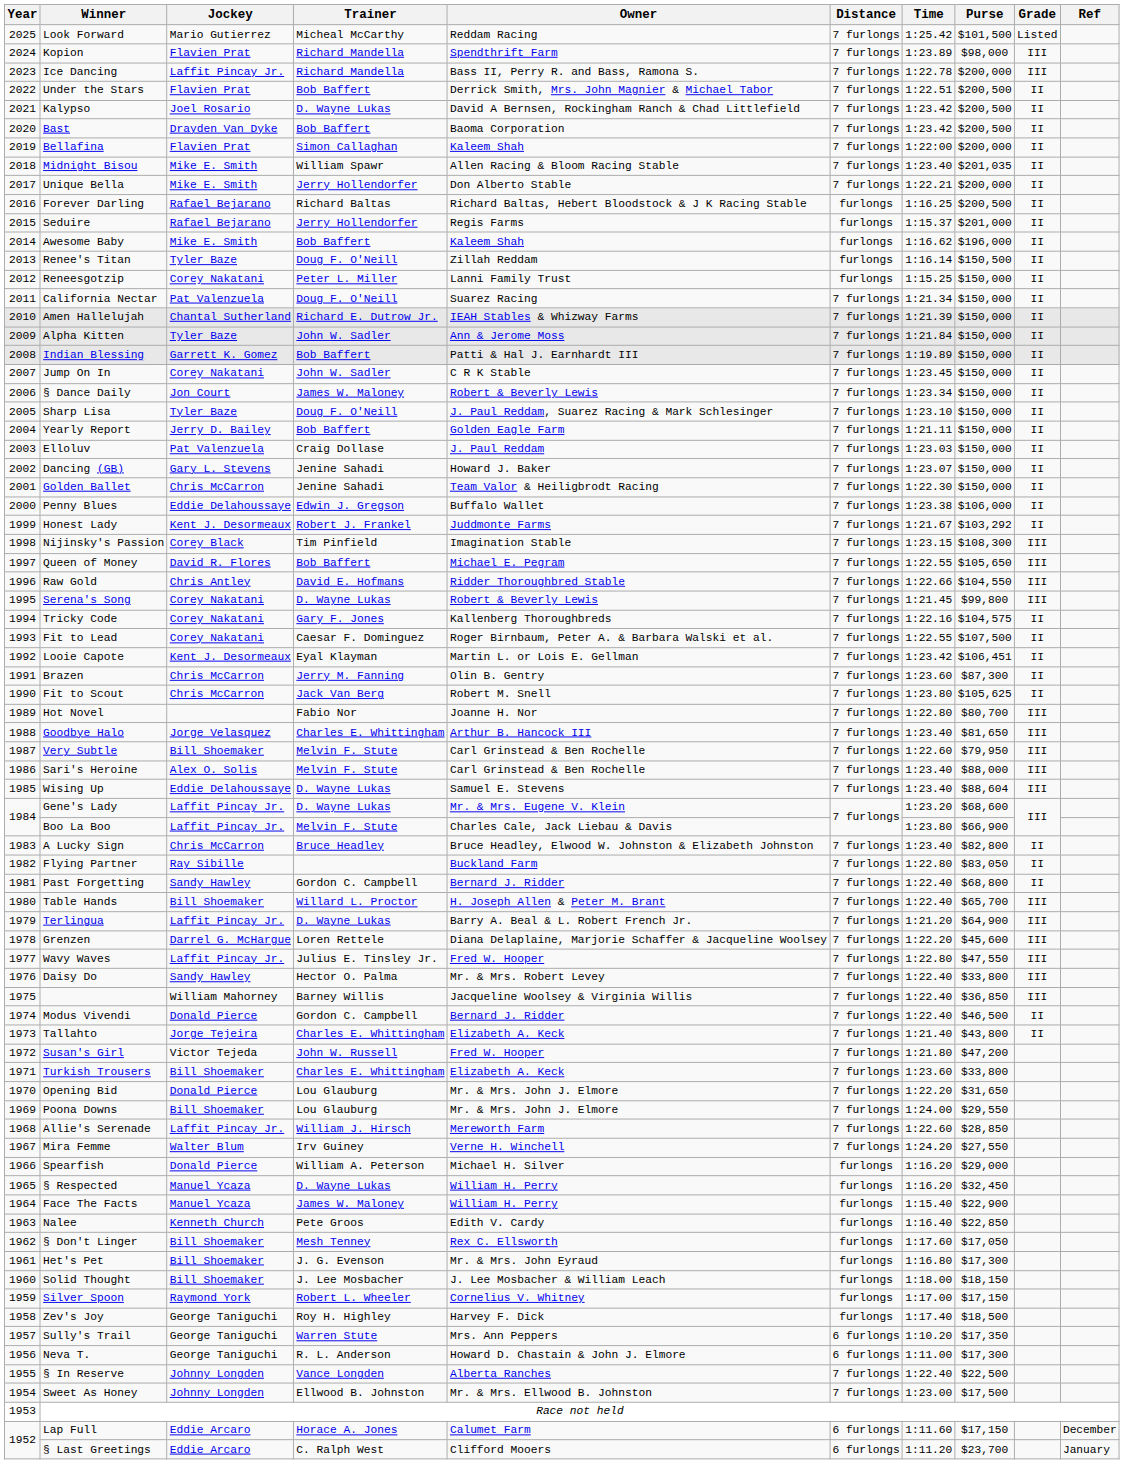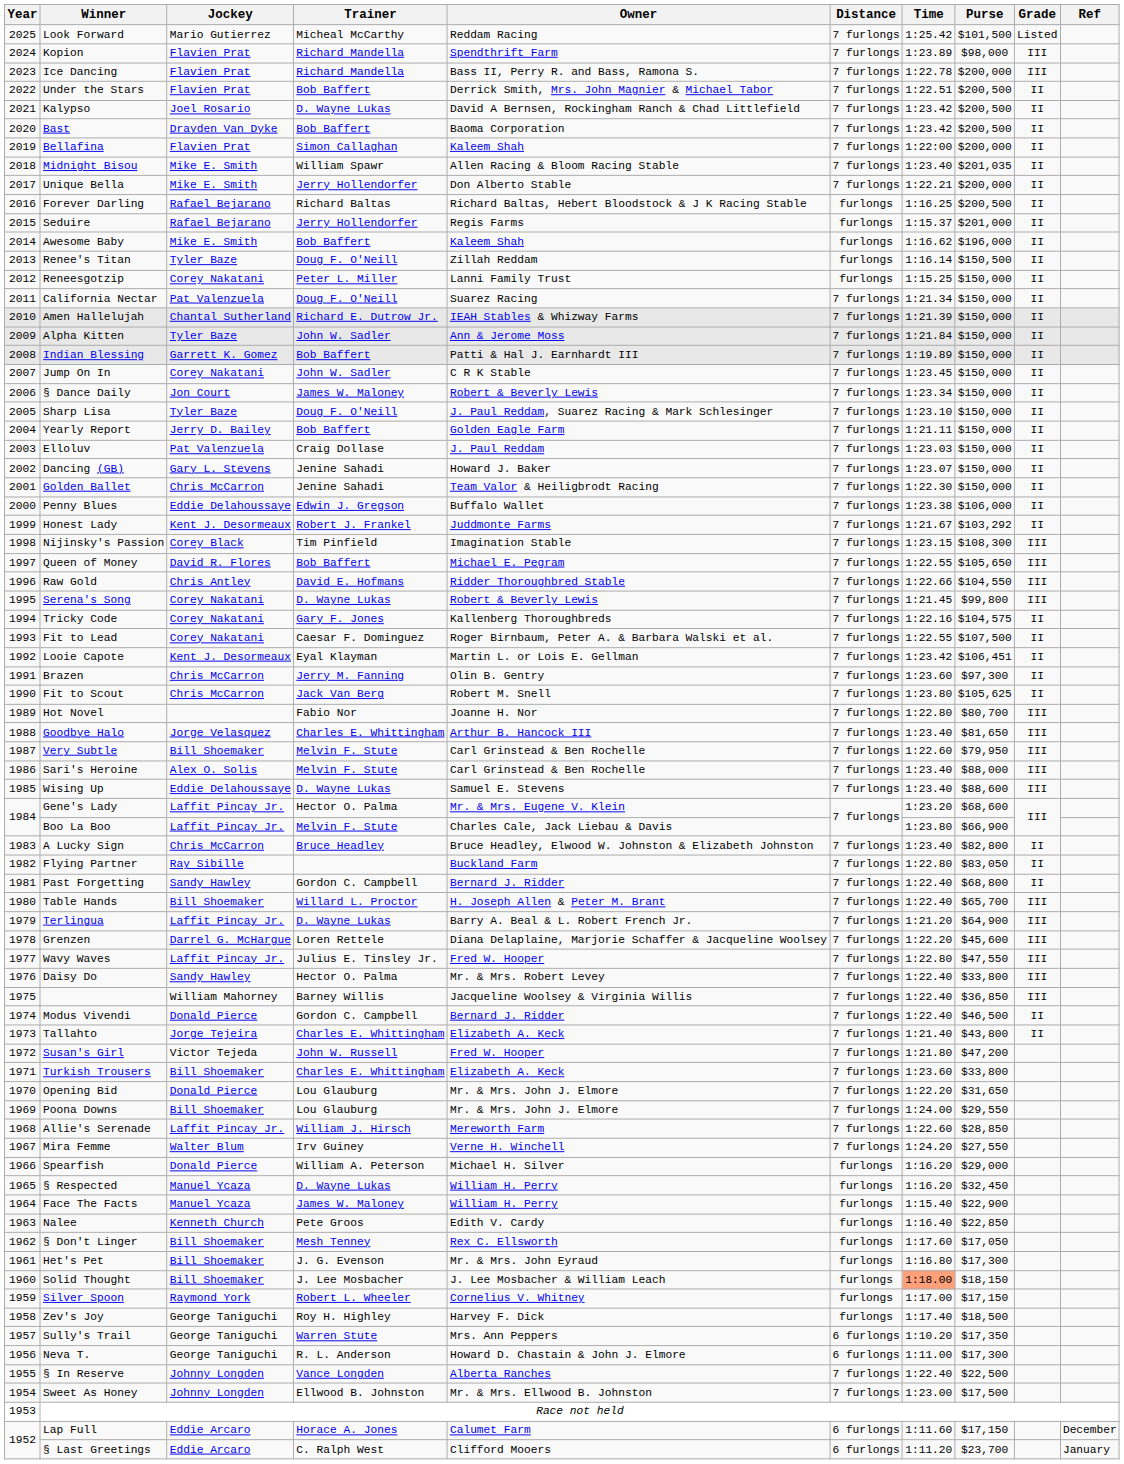(227, 72) Laffit Pincay Jr. -> (210, 72) Flavien Prat
(985, 676) $87,300 -> (985, 676) $97,300
(985, 789) $88,604 -> (985, 789) $88,600
(344, 808) D. Wayne Lukas -> (347, 808) Hector O. Palma
(929, 1280) no background -> (929, 1280) lightsalmon background
